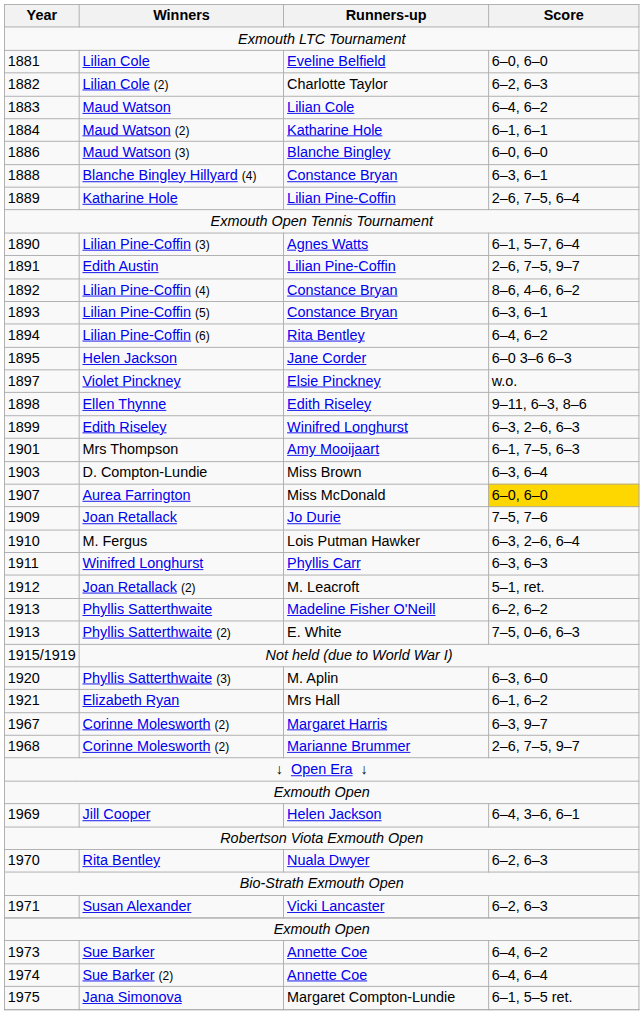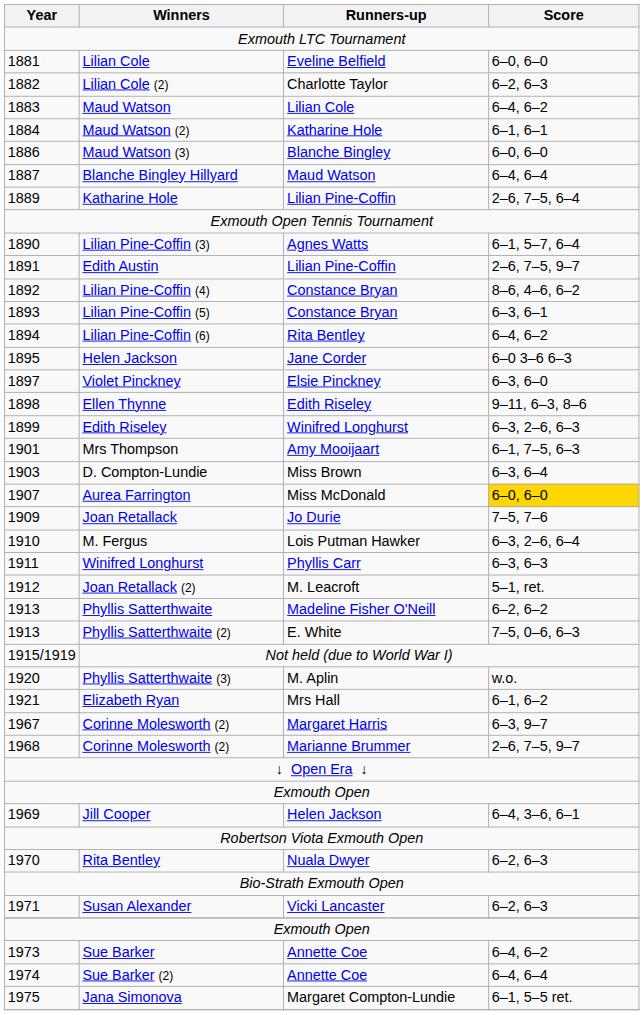+ row: (24, 175)
- row: (24, 175)
(505, 381) w.o. -> (520, 381) 6–3, 6–0
(520, 678) 6–3, 6–0 -> (505, 678) w.o.
